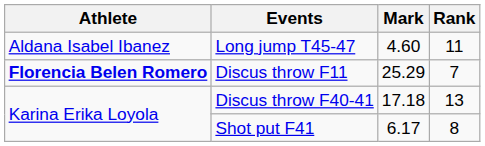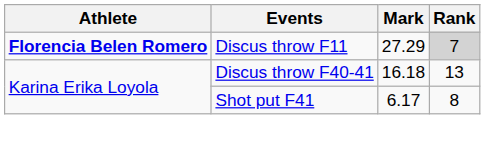- row: (285, 46)
(403, 73) 25.29 -> (403, 46) 27.29
(454, 73) no background -> (454, 46) lightgrey background
(403, 101) 17.18 -> (403, 73) 16.18
